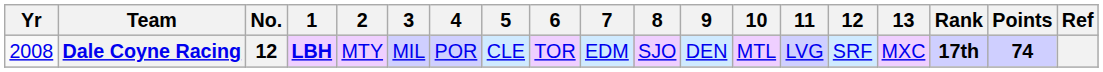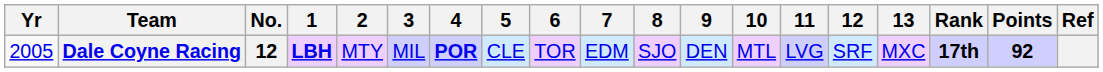(31, 51) 2008 -> (31, 51) 2005
(456, 51) normal -> (456, 51) bold
(1022, 51) 74 -> (1022, 51) 92
